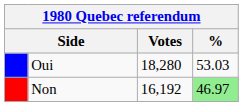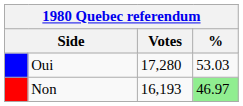(161, 65) 18,280 -> (161, 65) 17,280
(161, 89) 16,192 -> (161, 89) 16,193
